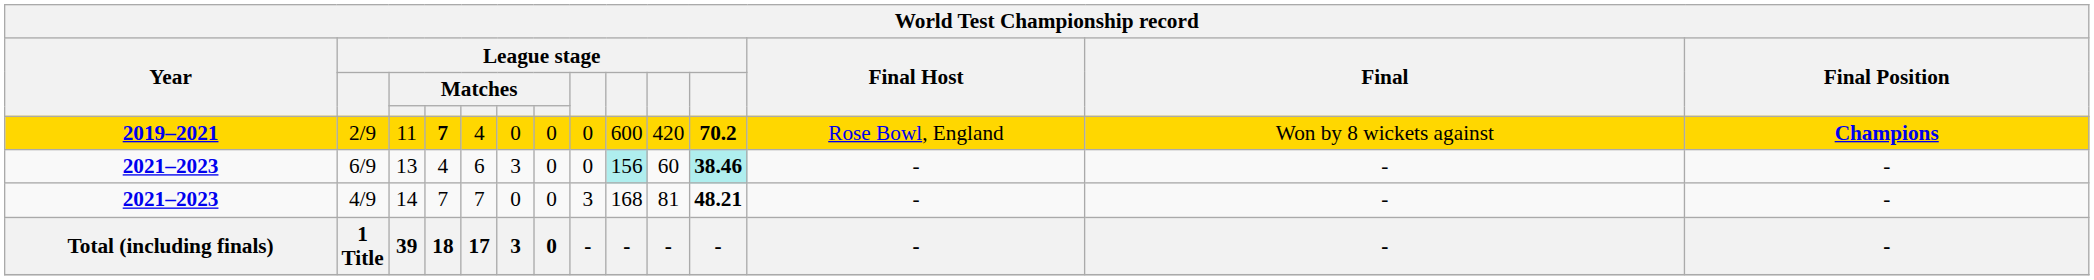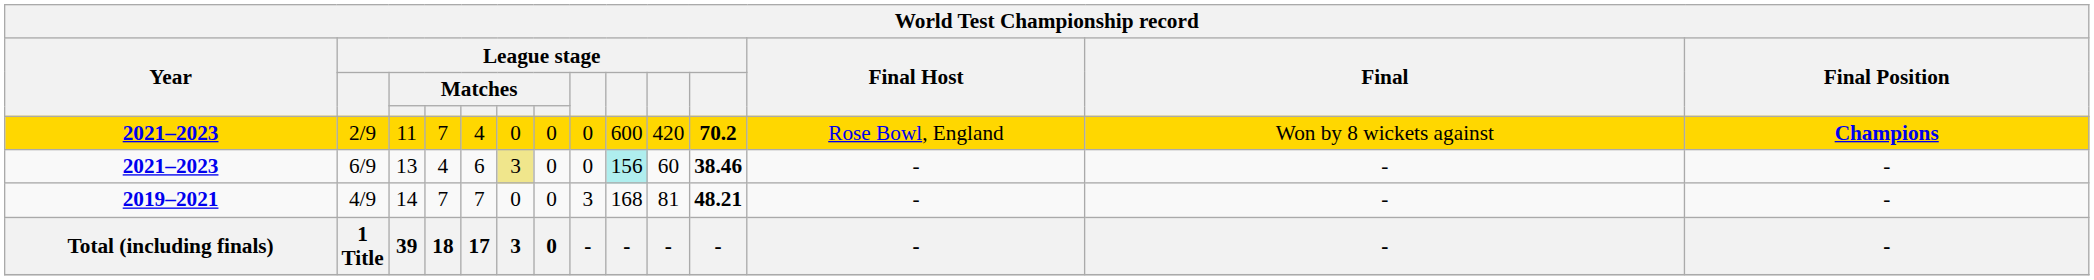(171, 132) 2019–2021 -> (171, 132) 2021–2023
(443, 132) bold -> (443, 132) normal
(515, 166) no background -> (515, 166) khaki background
(718, 166) paleturquoise background -> (718, 166) no background
(171, 199) 2021–2023 -> (171, 199) 2019–2021
